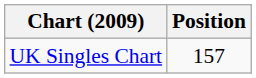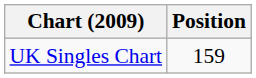(209, 55) 157 -> (209, 55) 159
